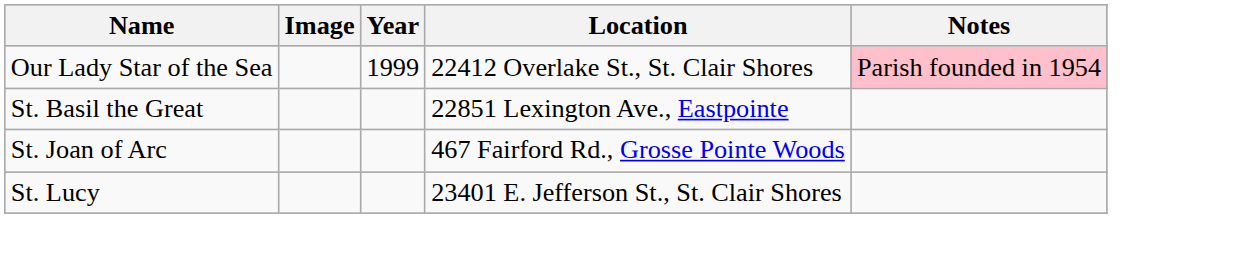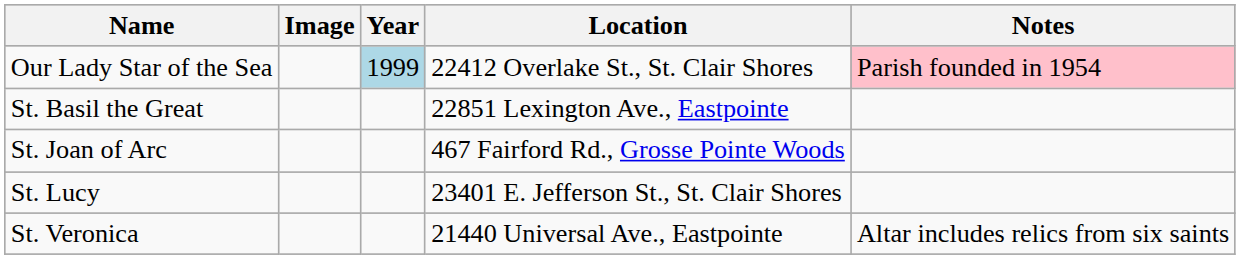(393, 66) no background -> (393, 66) lightblue background
+ row: (75, 233)
